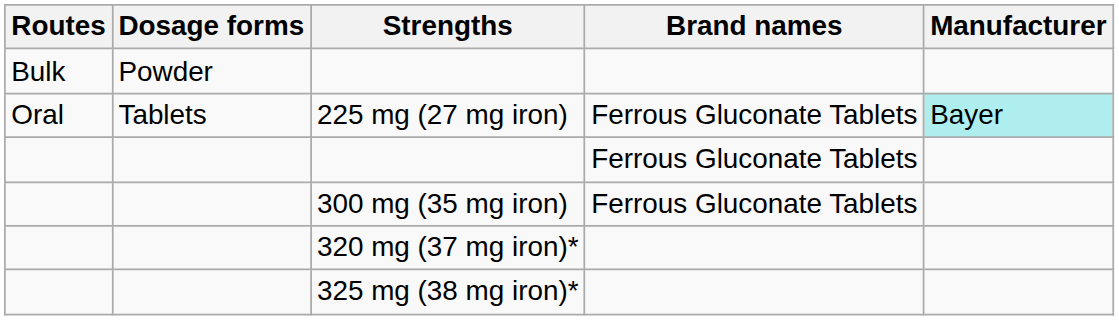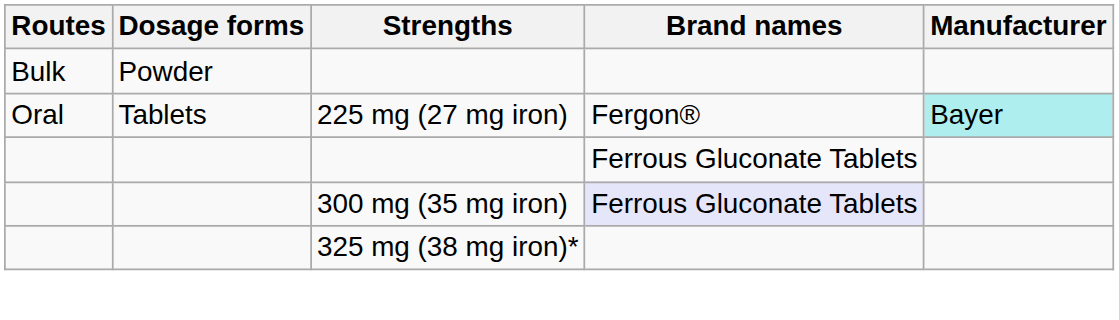(754, 114) Ferrous Gluconate Tablets -> (646, 114) Fergon®
(754, 203) no background -> (754, 203) lavender background
- row: (58, 248)
